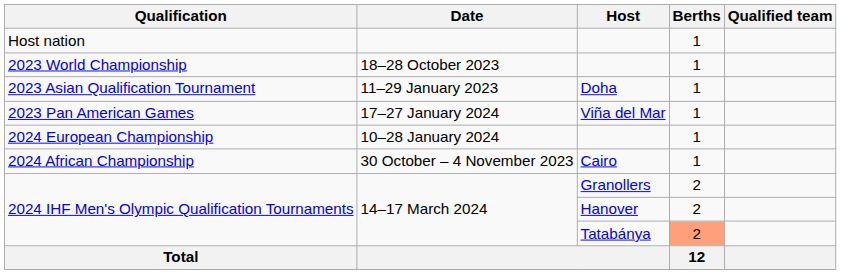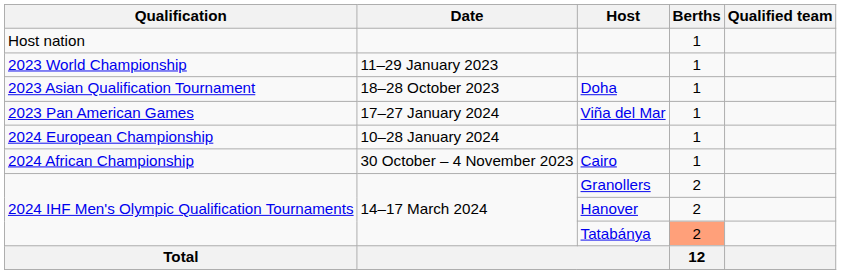(430, 64) 18–28 October 2023 -> (429, 64) 11–29 January 2023
(429, 88) 11–29 January 2023 -> (430, 88) 18–28 October 2023
